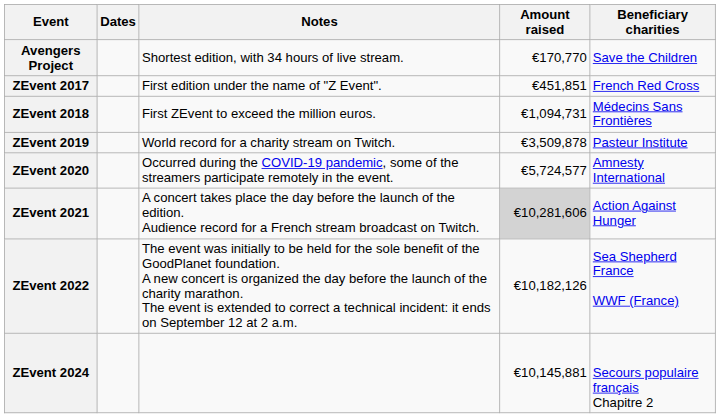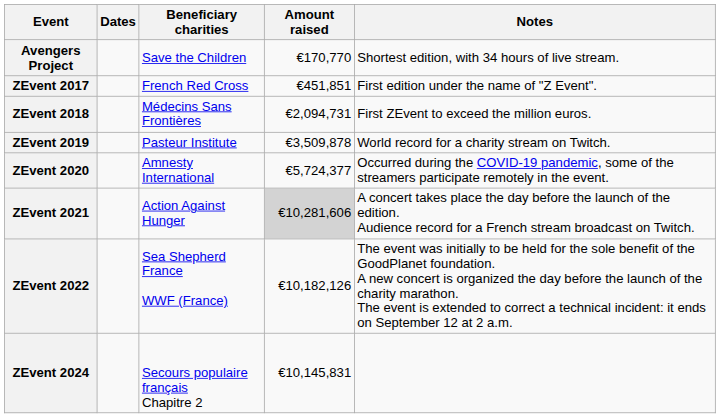columns swapped: (653, 22) <-> (319, 22)
(554, 114) €1,094,731 -> (318, 114) €2,094,731
(554, 170) €5,724,577 -> (318, 170) €5,724,377
(550, 373) €10,145,881 -> (315, 373) €10,145,831
